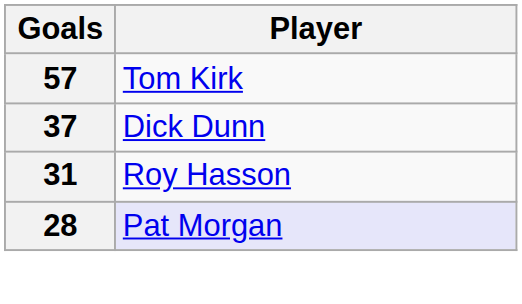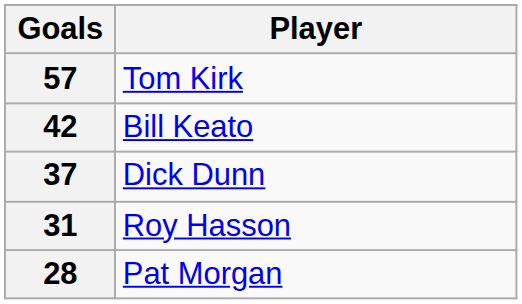+ row: (60, 126)
(203, 224) lavender background -> (203, 273) no background
